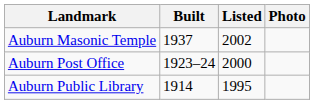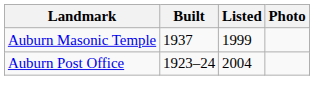(237, 39) 2002 -> (237, 39) 1999
(237, 63) 2000 -> (237, 63) 2004
- row: (76, 87)
